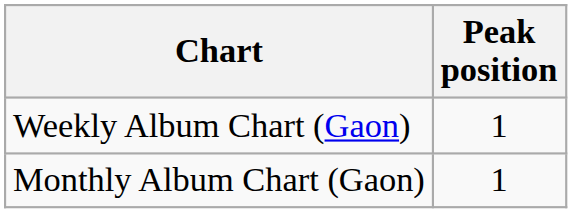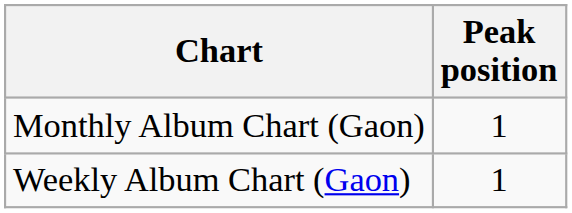rows swapped: (212, 125) <-> (219, 179)
